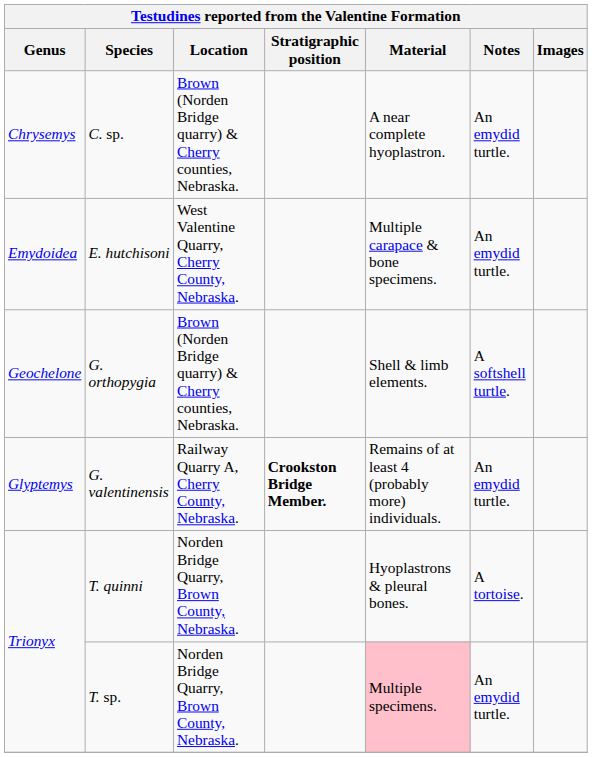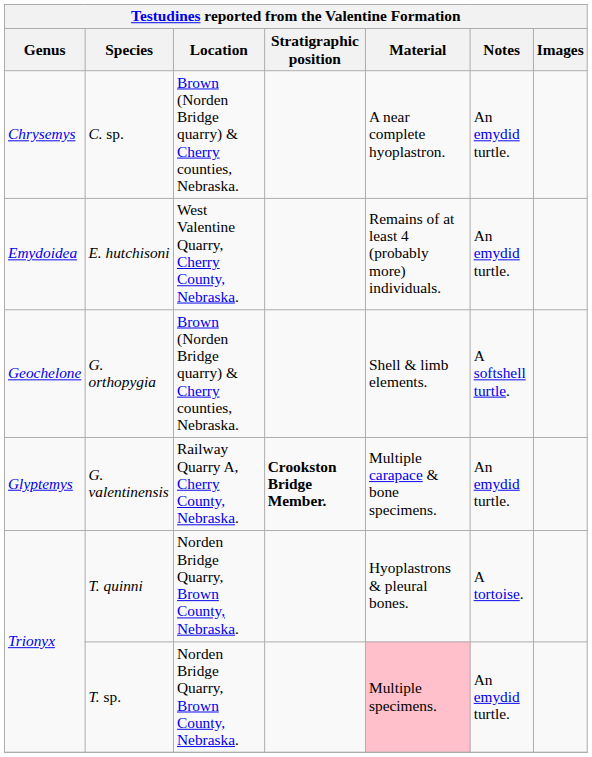(404, 253) Multiple carapace & bone specimens. -> (412, 253) Remains of at least 4 (probably more) individuals.
(412, 484) Remains of at least 4 (probably more) individuals. -> (404, 484) Multiple carapace & bone specimens.
